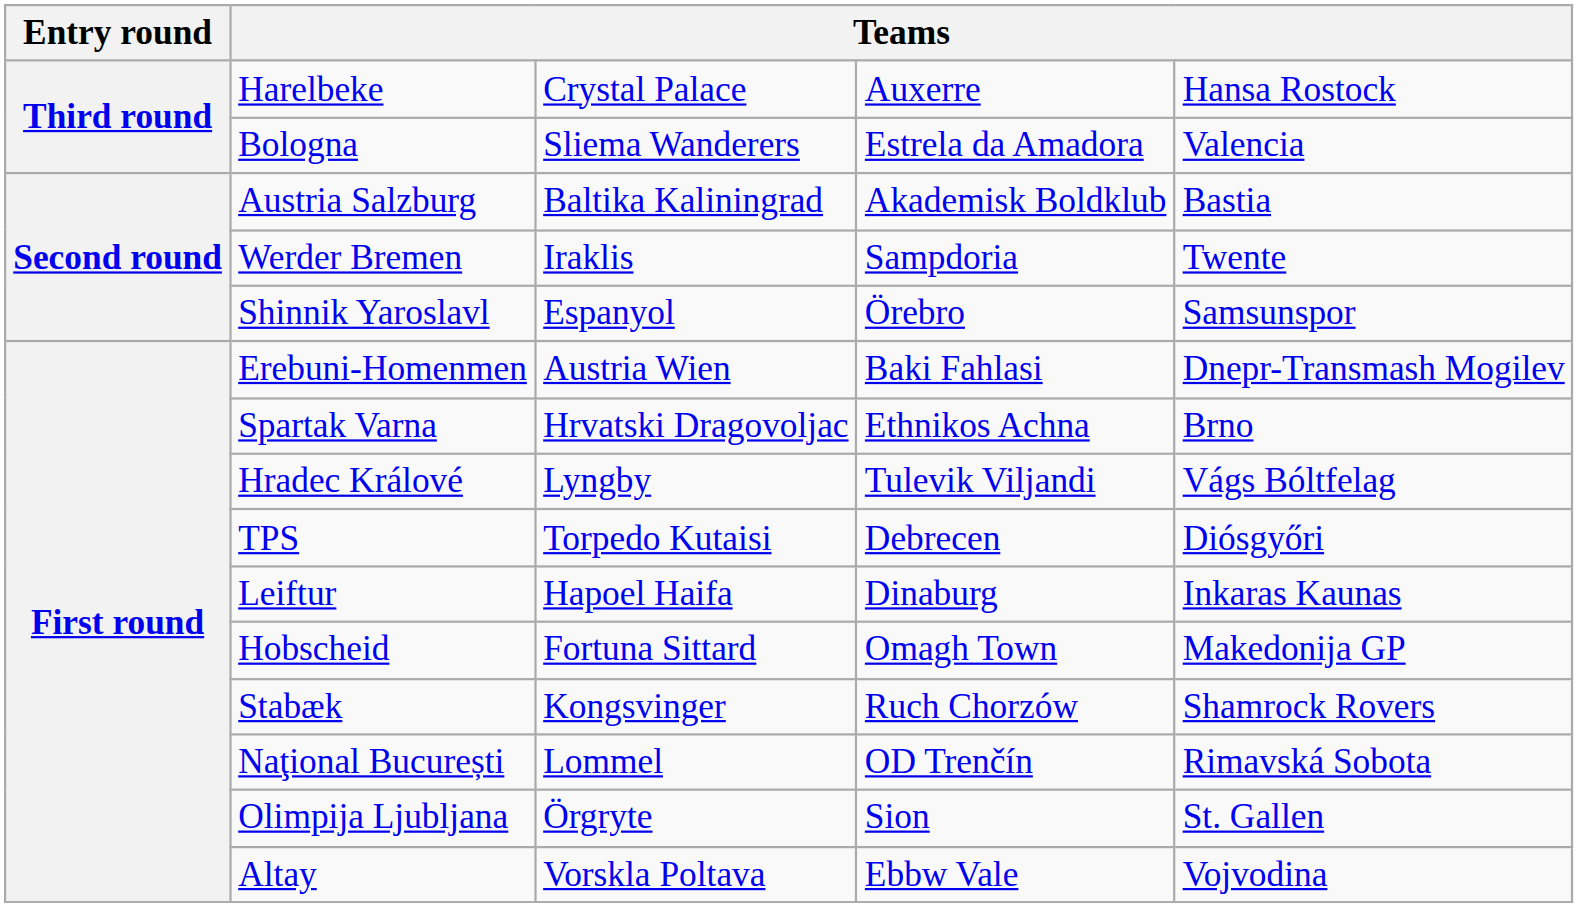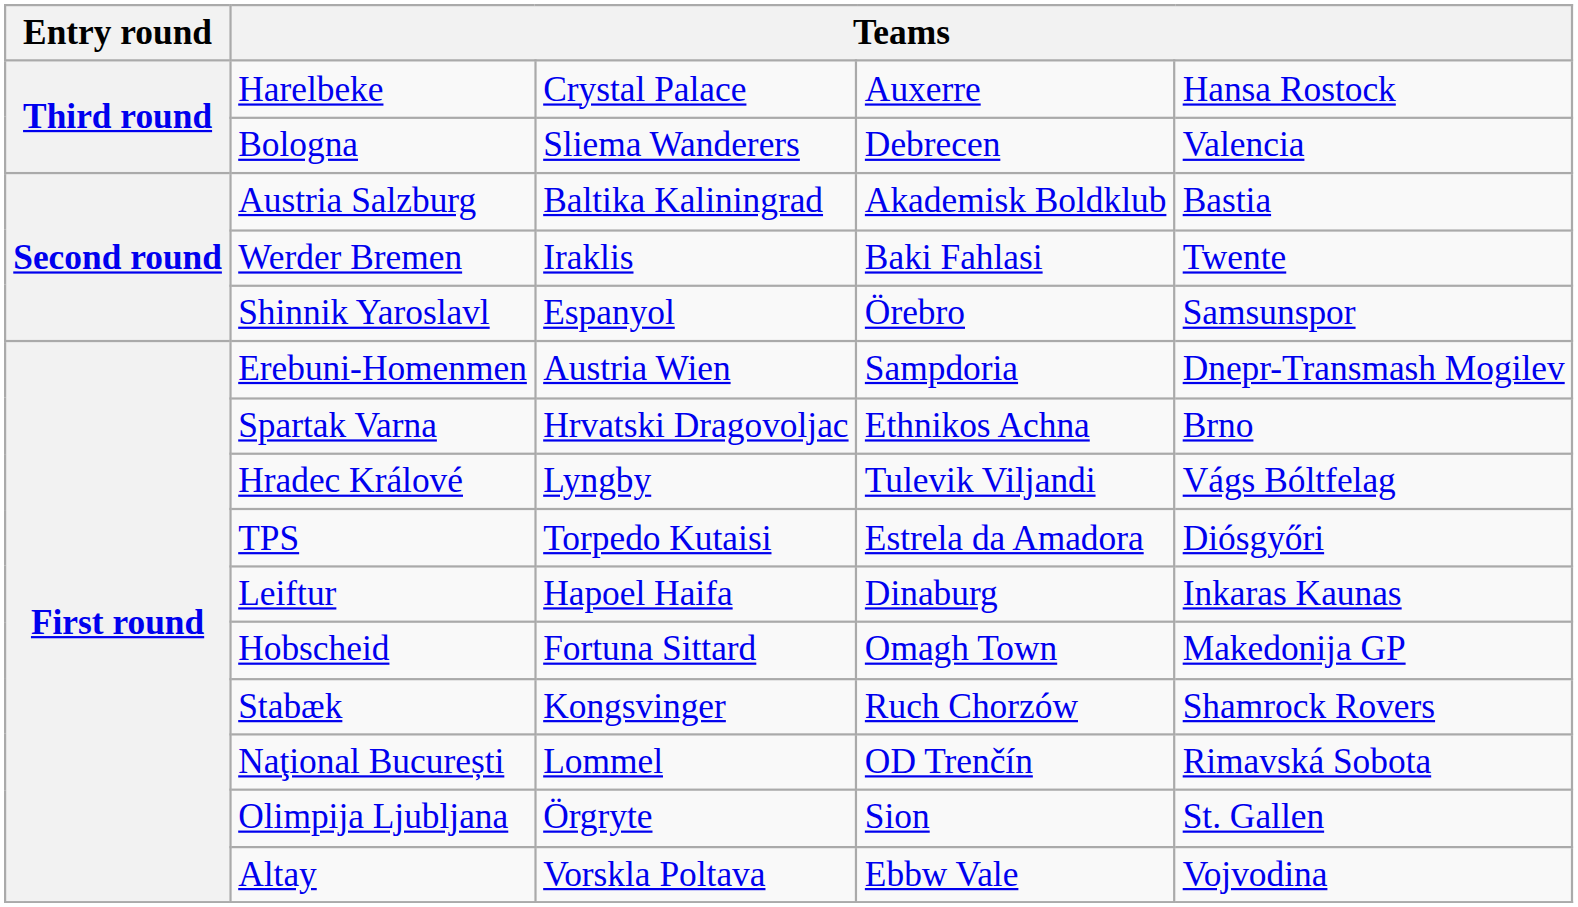(1004, 144) Estrela da Amadora -> (933, 144) Debrecen
(941, 256) Sampdoria -> (954, 256) Baki Fahlasi
(954, 369) Baki Fahlasi -> (941, 369) Sampdoria
(933, 537) Debrecen -> (1004, 537) Estrela da Amadora
